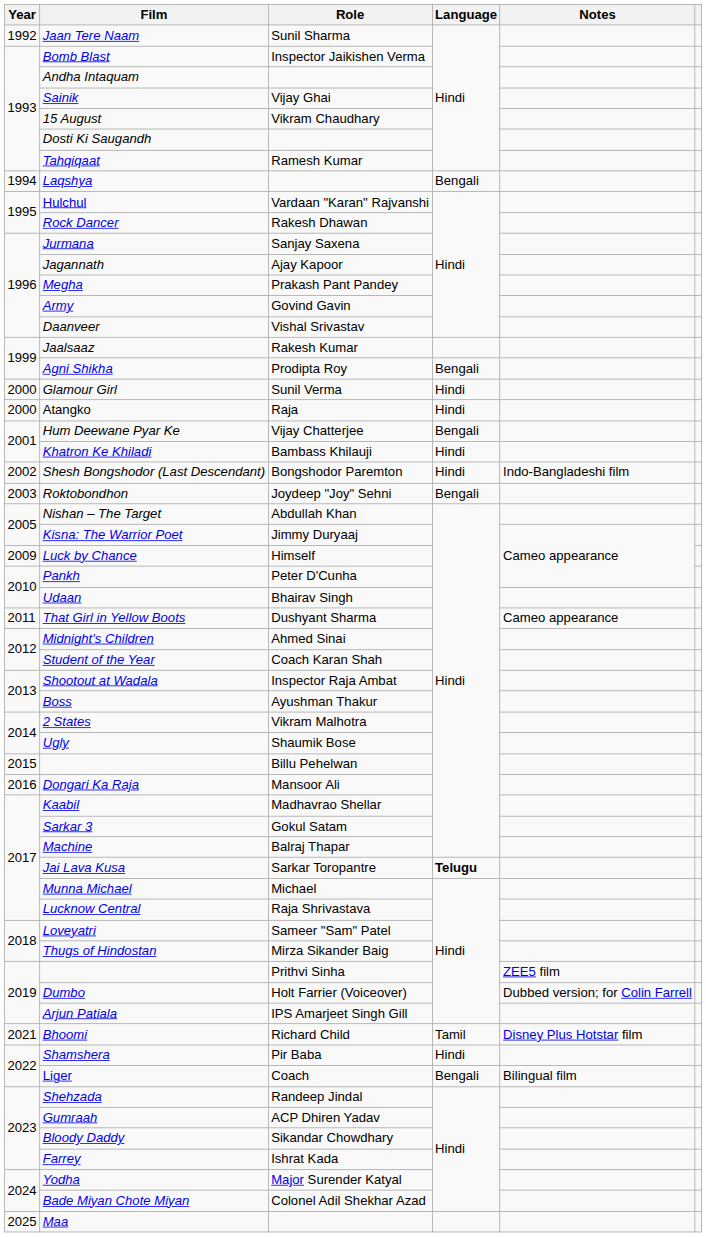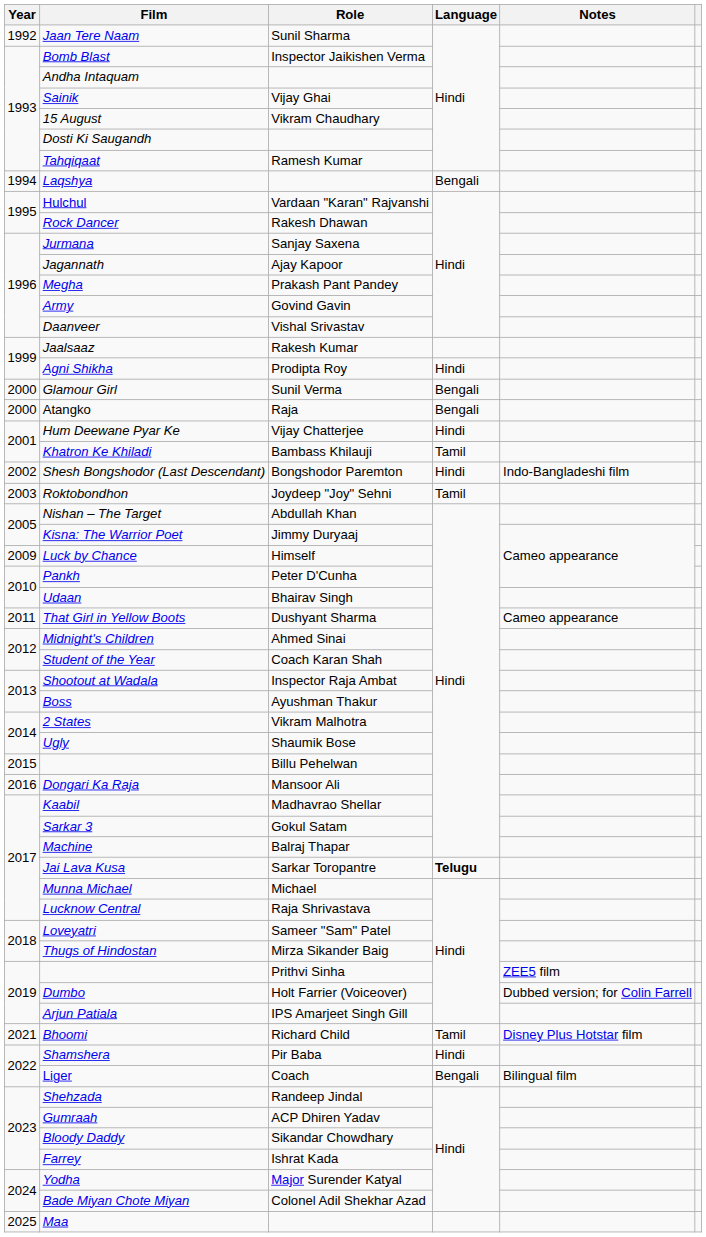(457, 368) Bengali -> (450, 368) Hindi
(450, 389) Hindi -> (457, 389) Bengali
(450, 410) Hindi -> (457, 410) Bengali
(457, 431) Bengali -> (450, 431) Hindi
(450, 451) Hindi -> (450, 451) Tamil
(457, 493) Bengali -> (450, 493) Tamil
